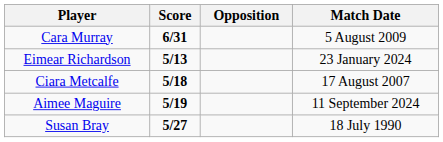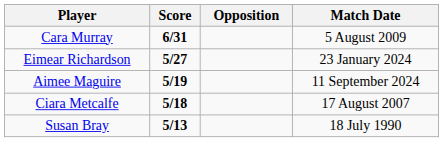(175, 59) 5/13 -> (175, 59) 5/27
rows swapped: (77, 81) <-> (77, 103)
(175, 125) 5/27 -> (175, 125) 5/13
